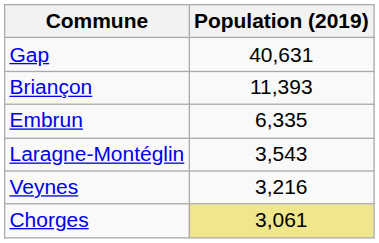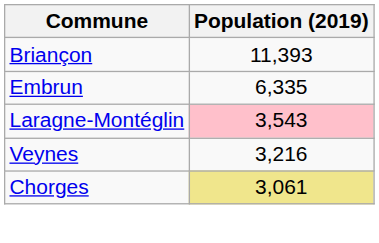- row: (29, 54)
(281, 154) no background -> (281, 120) pink background
